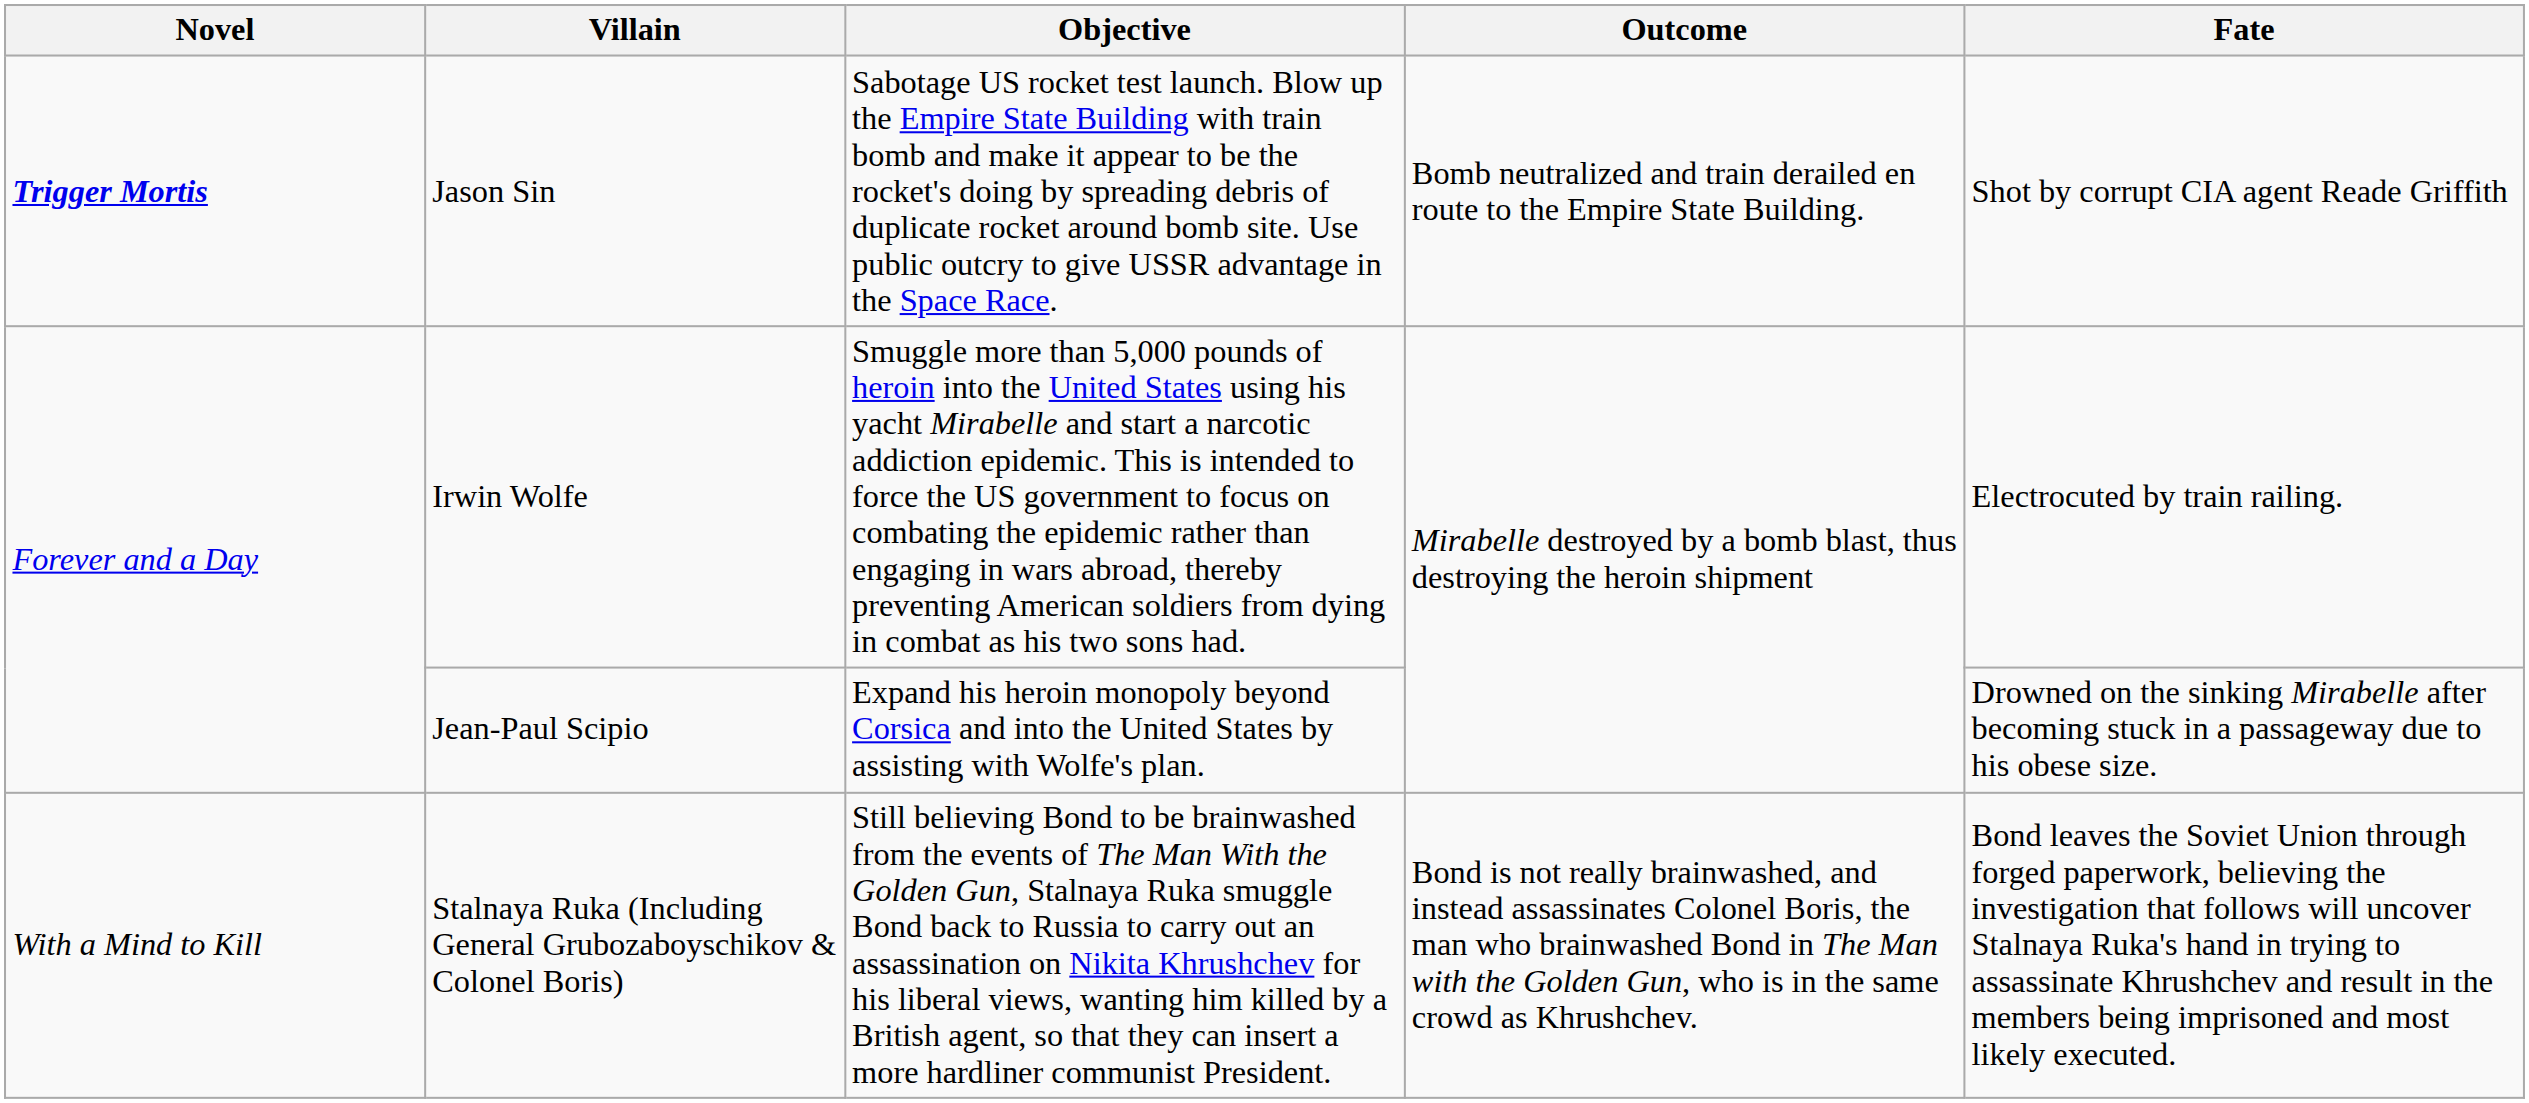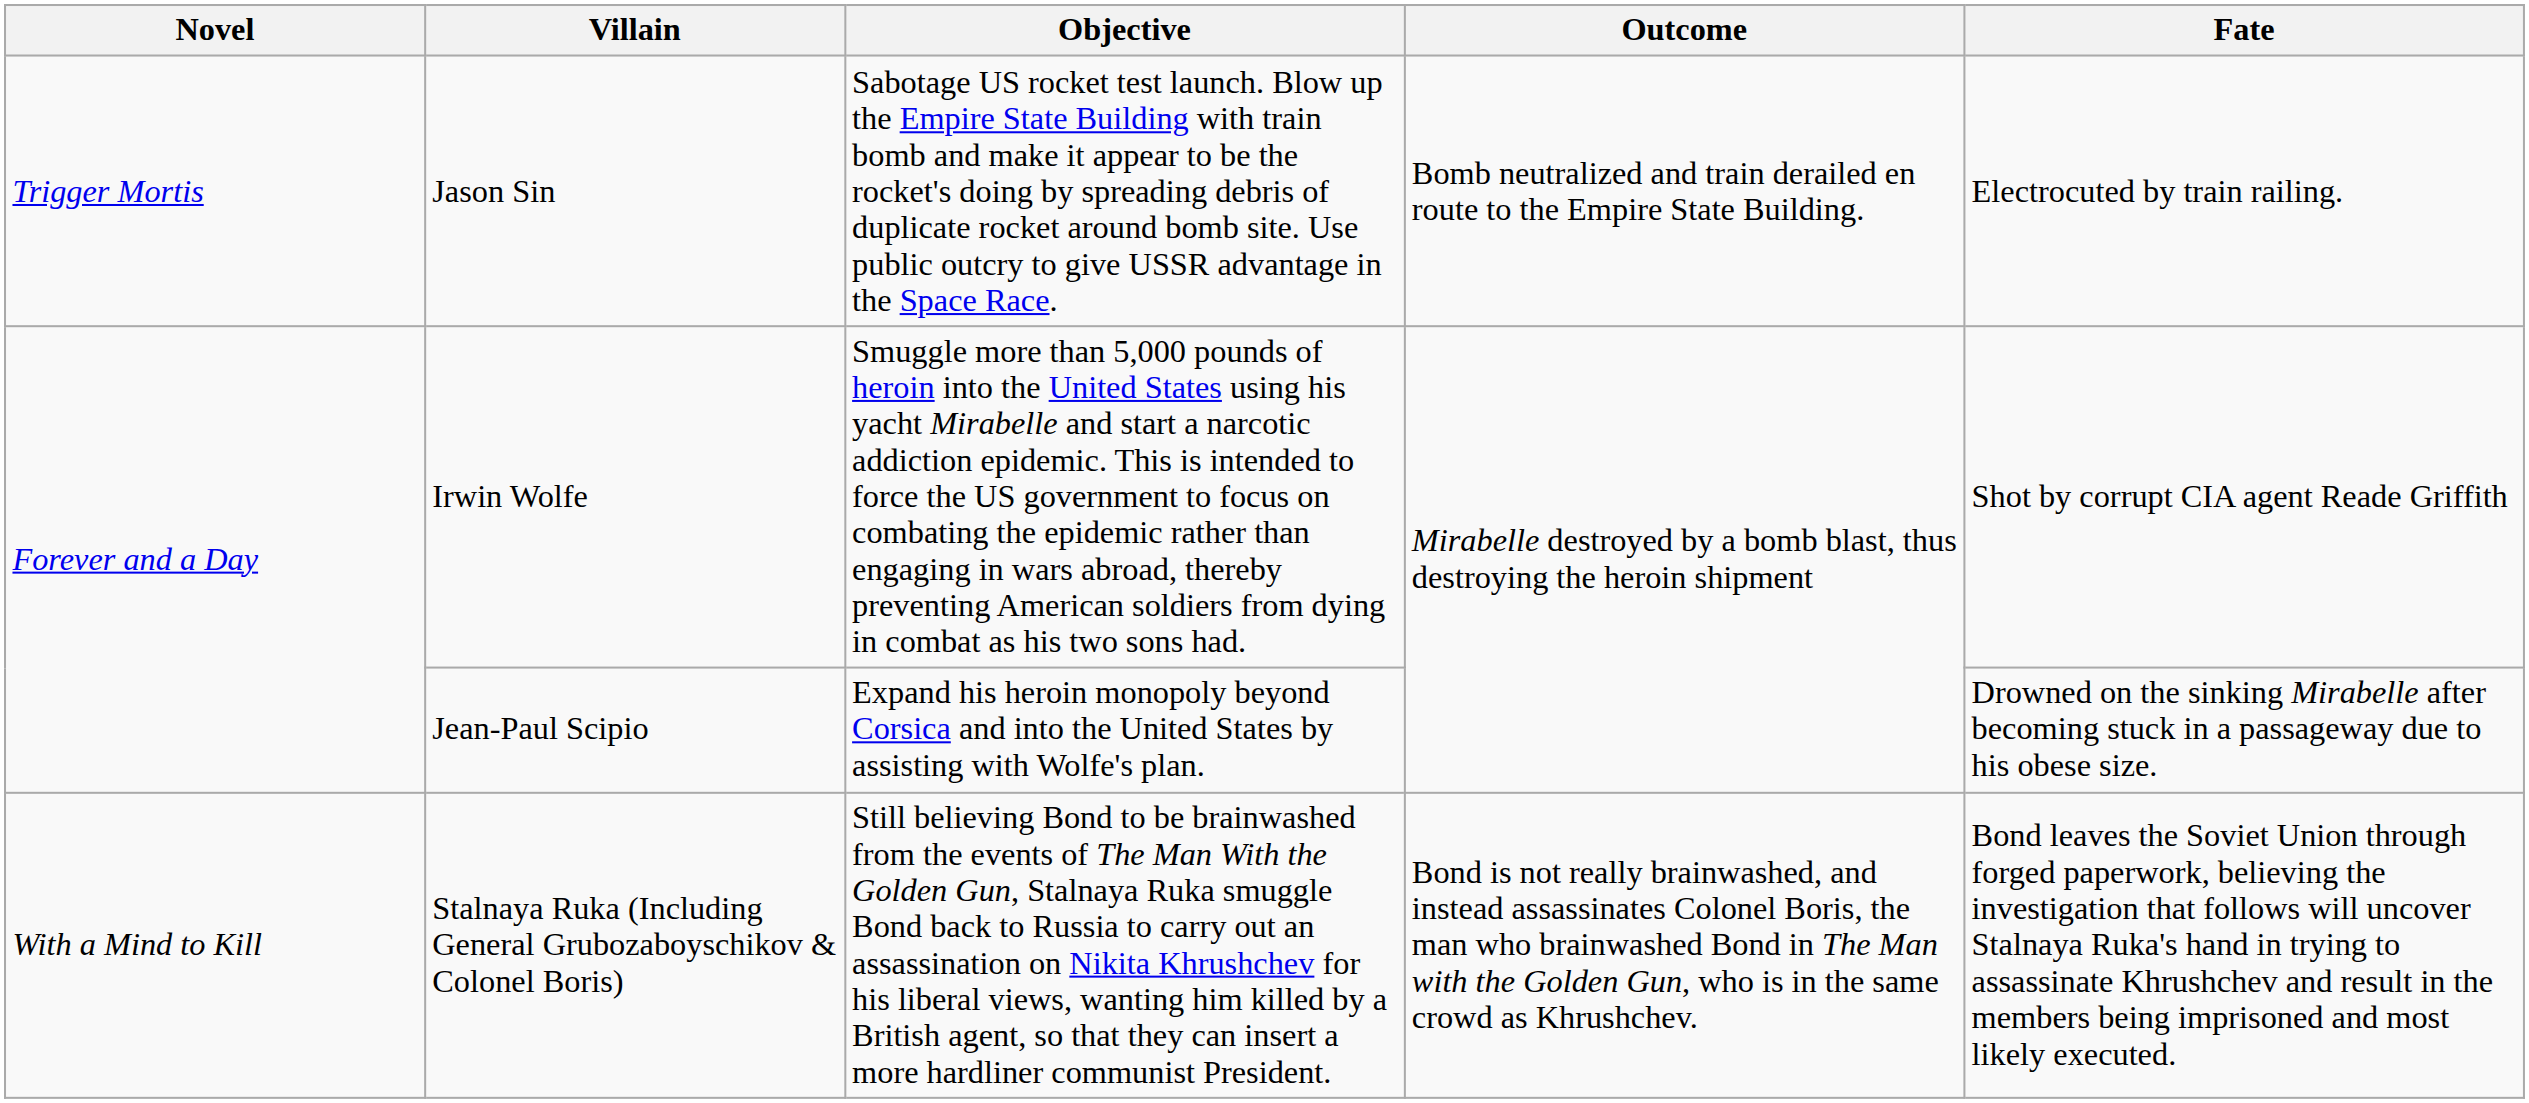(110, 190) bold -> (108, 190) normal
(2240, 190) Shot by corrupt CIA agent Reade Griffith -> (2157, 190) Electrocuted by train railing.
(2157, 496) Electrocuted by train railing. -> (2240, 496) Shot by corrupt CIA agent Reade Griffith
